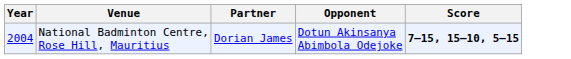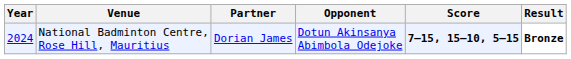+ column: (544, 13)
(20, 38) 2004 -> (20, 38) 2024
